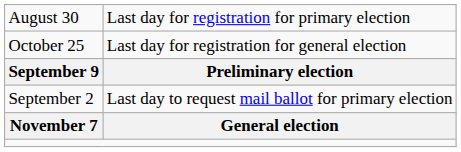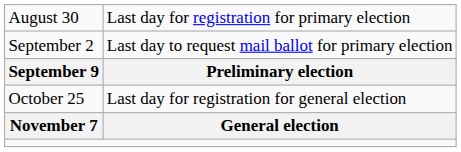rows swapped: (51, 98) <-> (46, 44)
